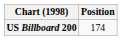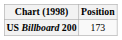(98, 27) 174 -> (98, 27) 173
